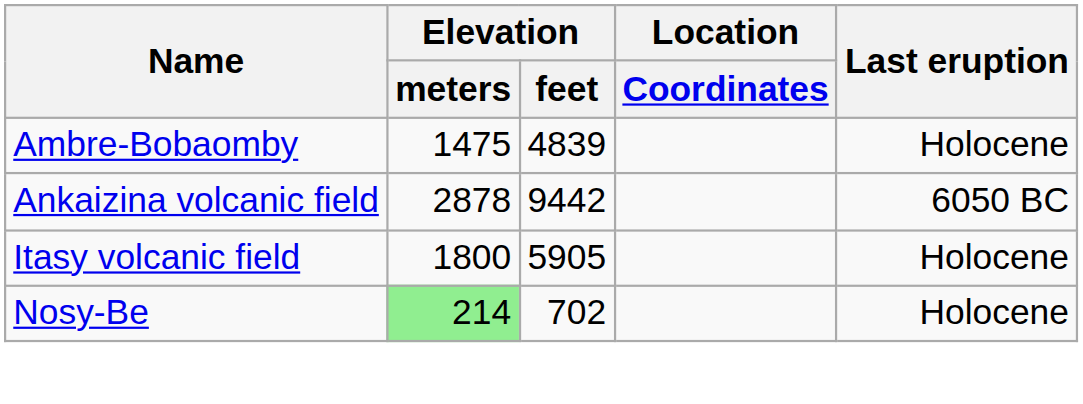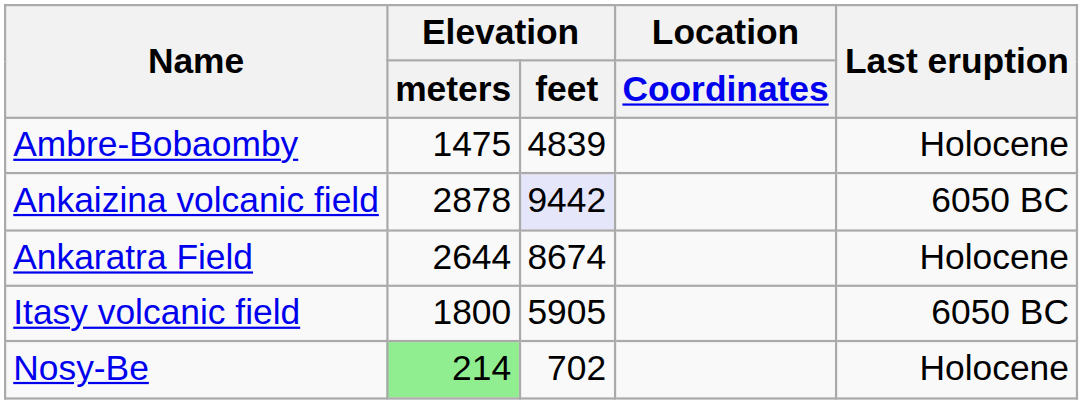(567, 200) no background -> (567, 200) lavender background
+ row: (133, 256)
(994, 256) Holocene -> (1000, 312) 6050 BC
